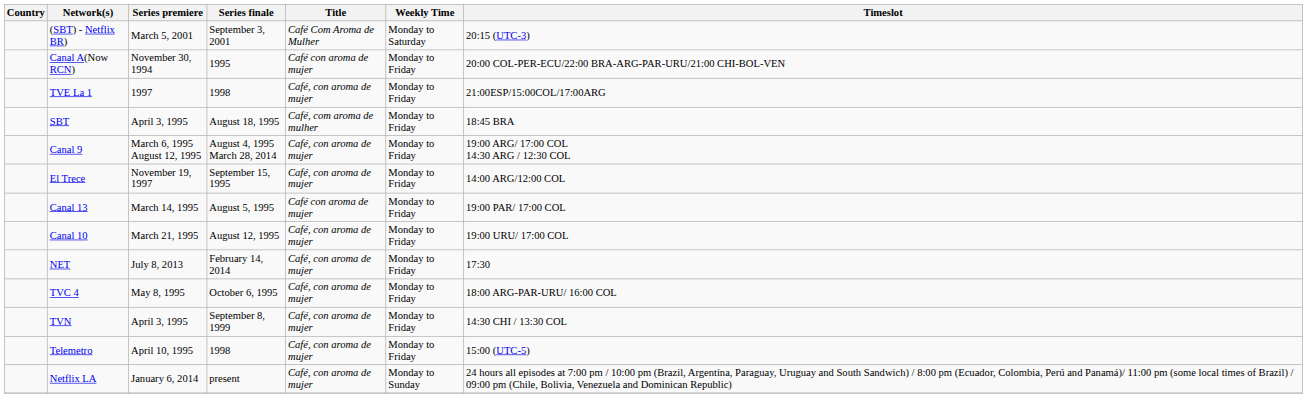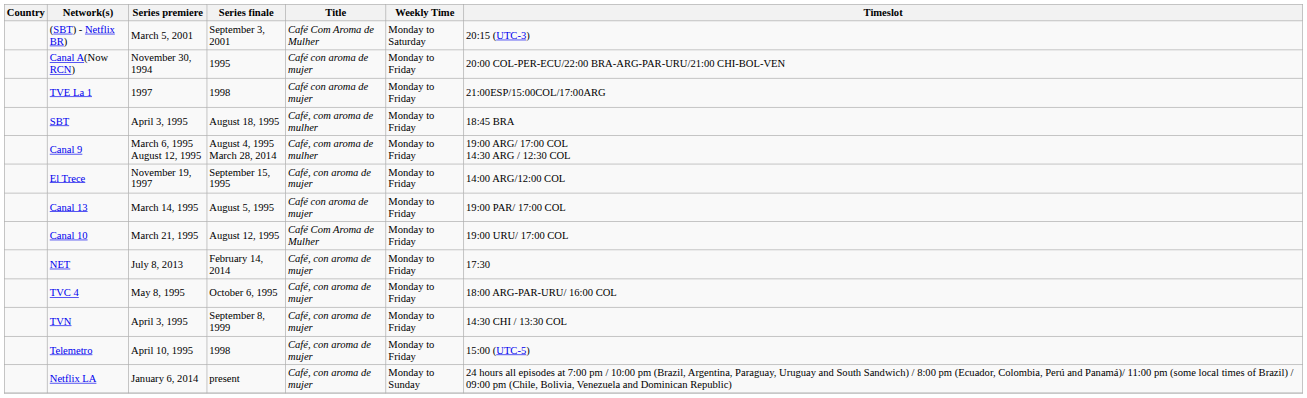(329, 92) Café, con aroma de mujer -> (328, 92) Café con aroma de mujer
(329, 150) Café, con aroma de mujer -> (331, 150) Café, com aroma de mulher
(329, 235) Café, con aroma de mujer -> (331, 235) Café Com Aroma de Mulher
